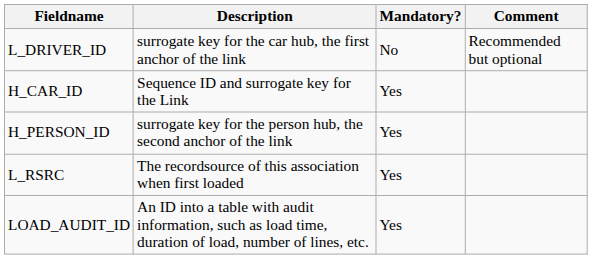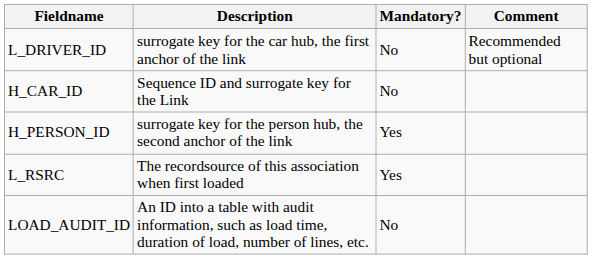(391, 91) Yes -> (389, 91) No
(391, 224) Yes -> (389, 224) No
